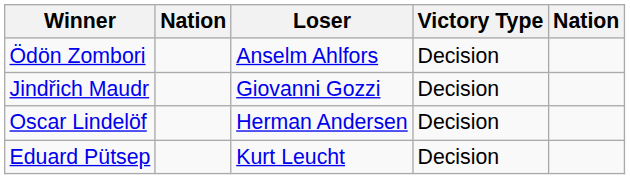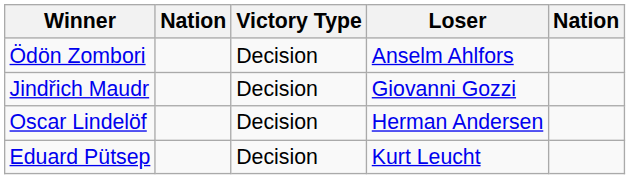columns swapped: (480, 21) <-> (322, 21)
